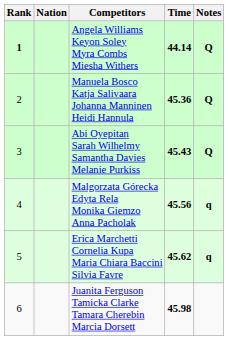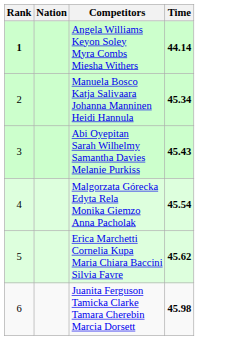- column: (209, 12)
(179, 99) 45.36 -> (179, 99) 45.34
(179, 204) 45.56 -> (179, 204) 45.54
